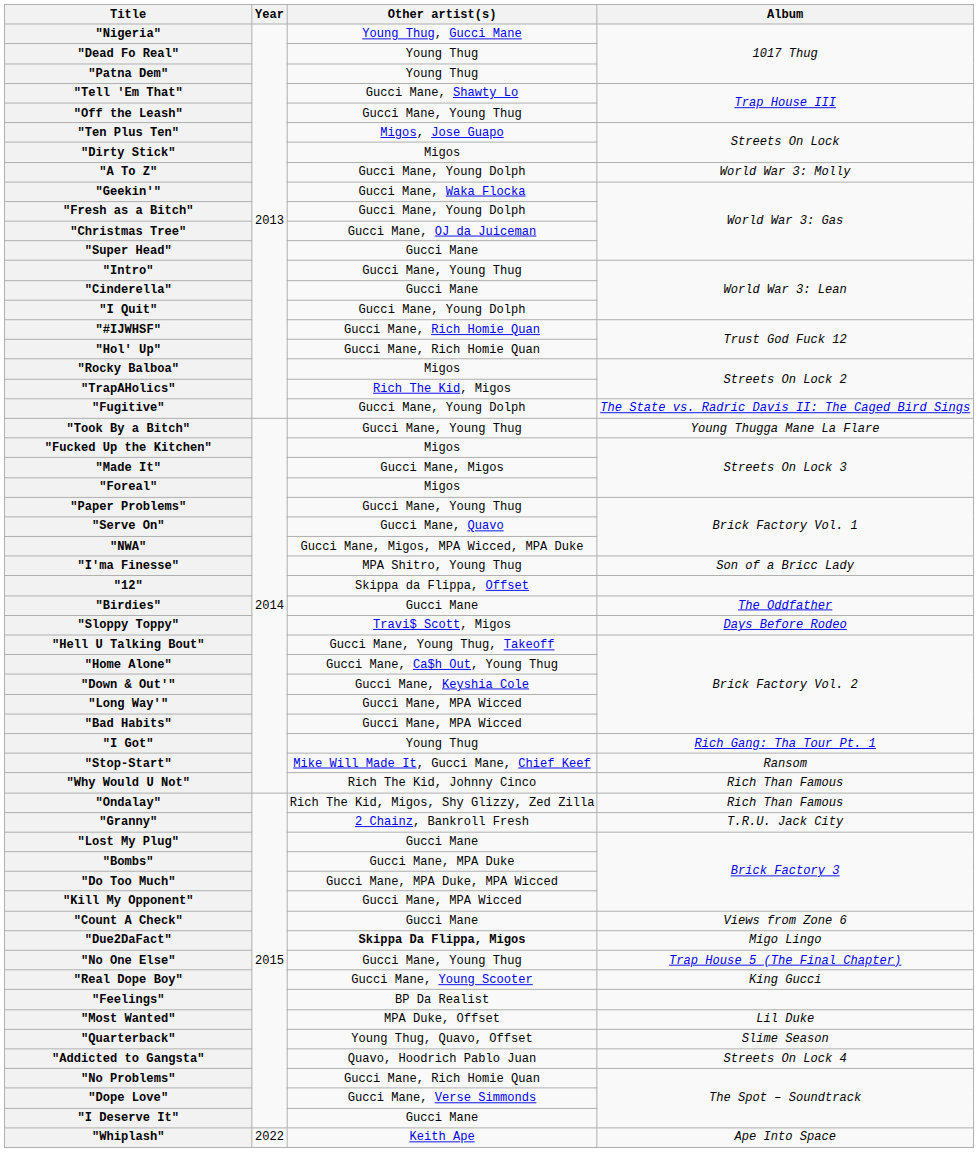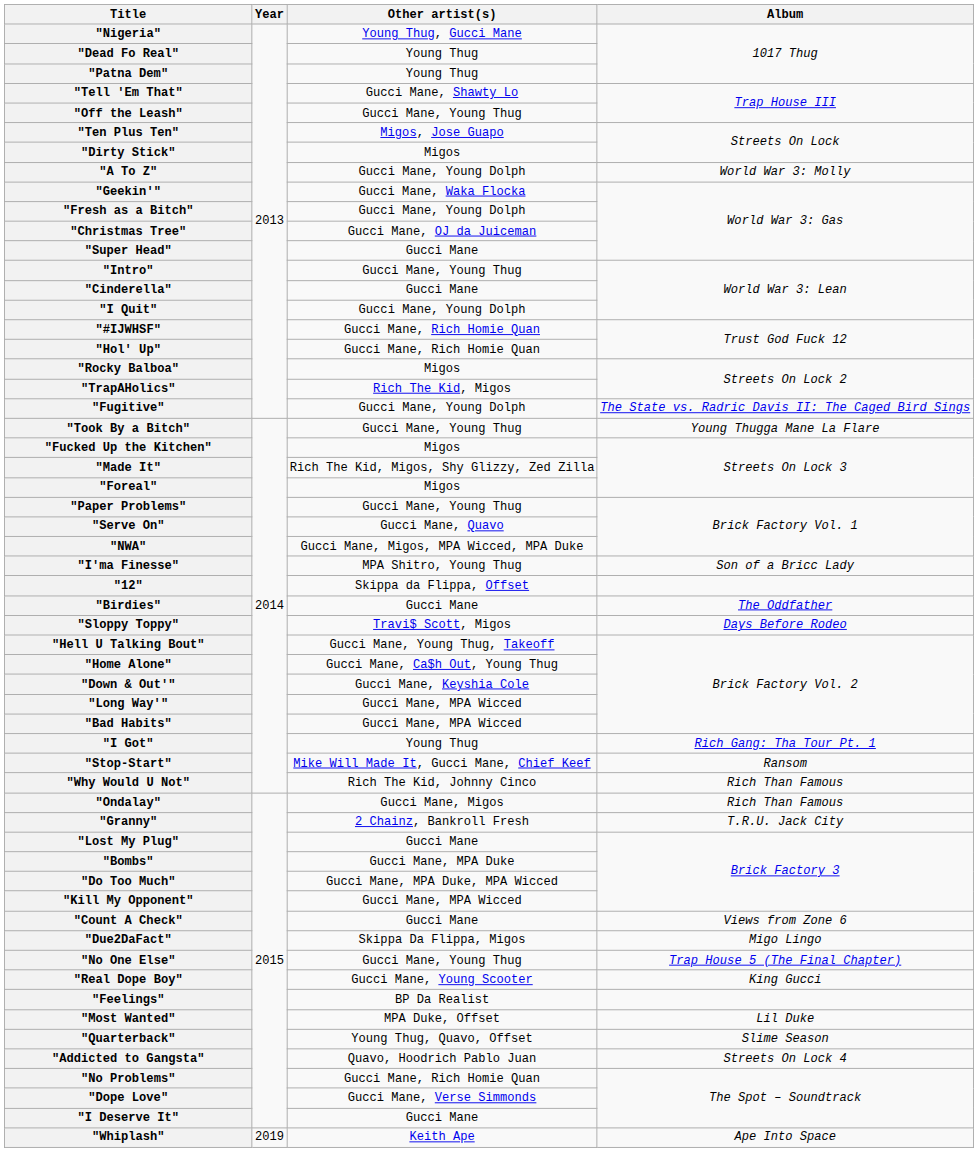(442, 468) Gucci Mane, Migos -> (442, 468) Rich The Kid, Migos, Shy Glizzy, Zed Zilla
(442, 802) Rich The Kid, Migos, Shy Glizzy, Zed Zilla -> (442, 802) Gucci Mane, Migos
(442, 940) bold -> (442, 940) normal
(269, 1137) 2022 -> (269, 1137) 2019
